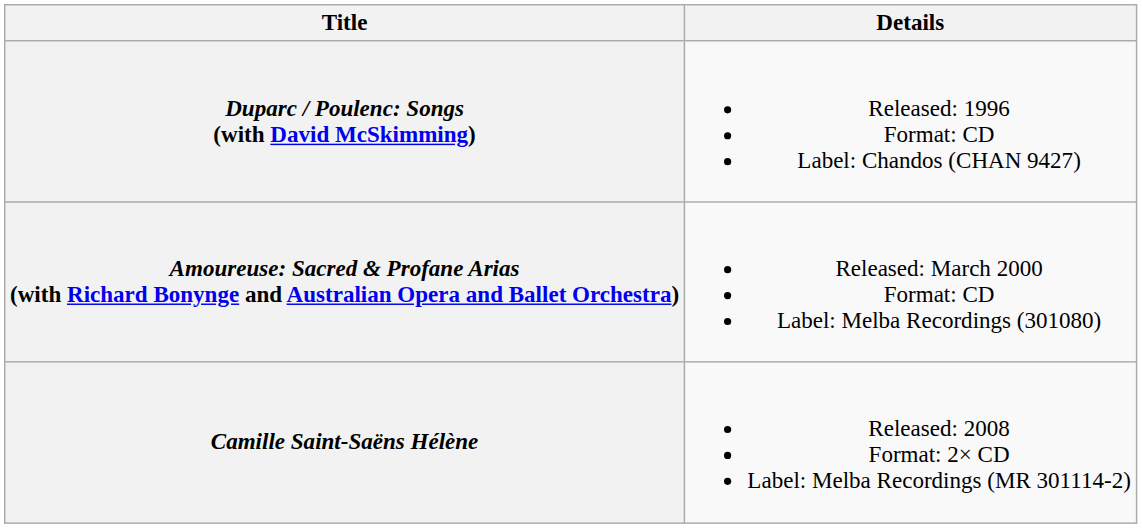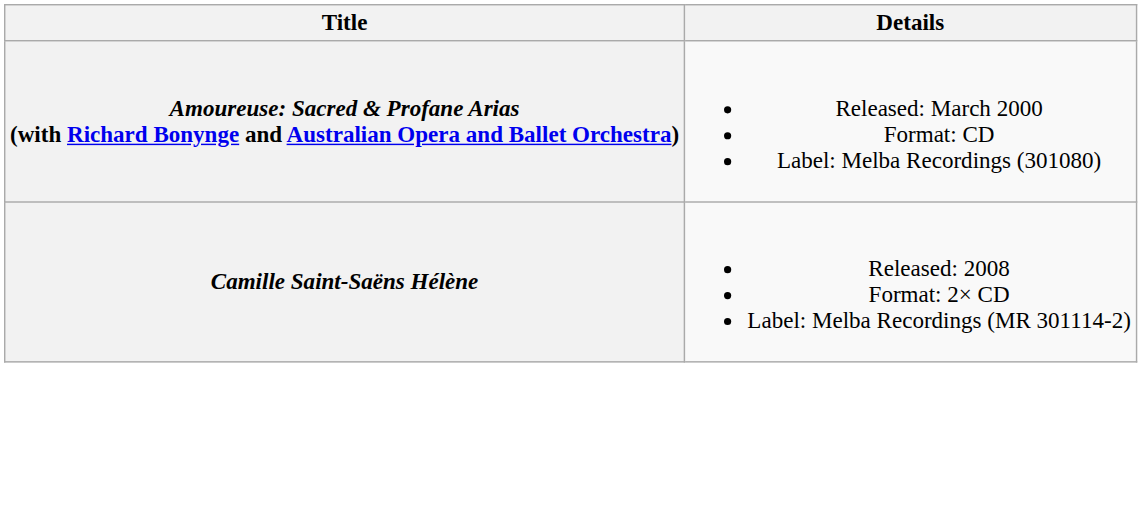- row: (345, 121)
